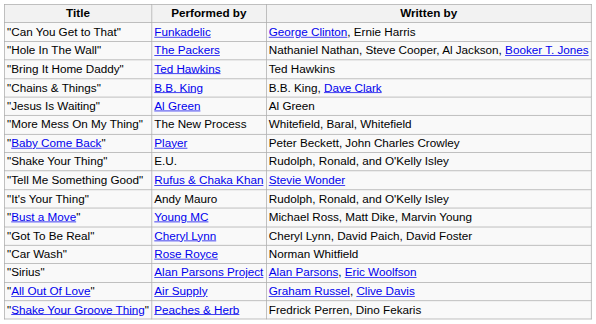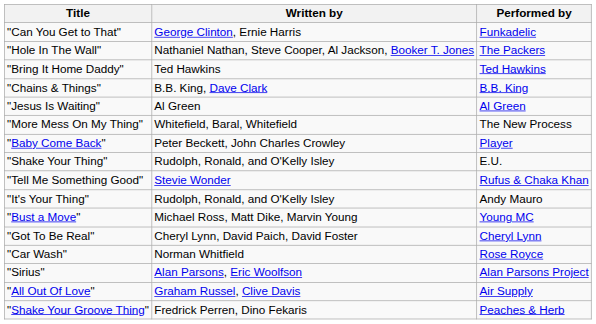columns swapped: (209, 13) <-> (429, 13)
